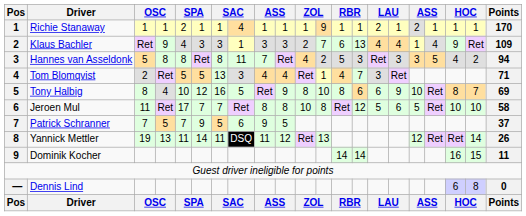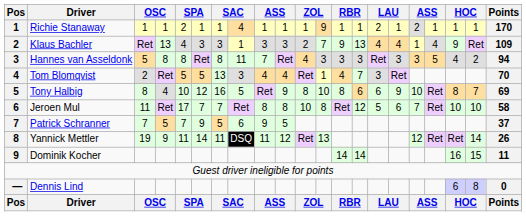(165, 44) 9 -> (165, 44) 13
(342, 44) 6 -> (342, 44) 9
(324, 59) 2 -> (324, 59) 3
(342, 59) 5 -> (342, 59) 3
(504, 75) 71 -> (504, 75) 70
(417, 107) 5 -> (417, 107) 7
(165, 139) 13 -> (165, 139) 9
